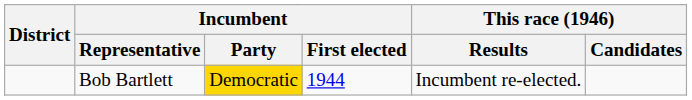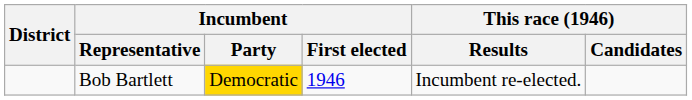(326, 79) 1944 -> (326, 79) 1946
